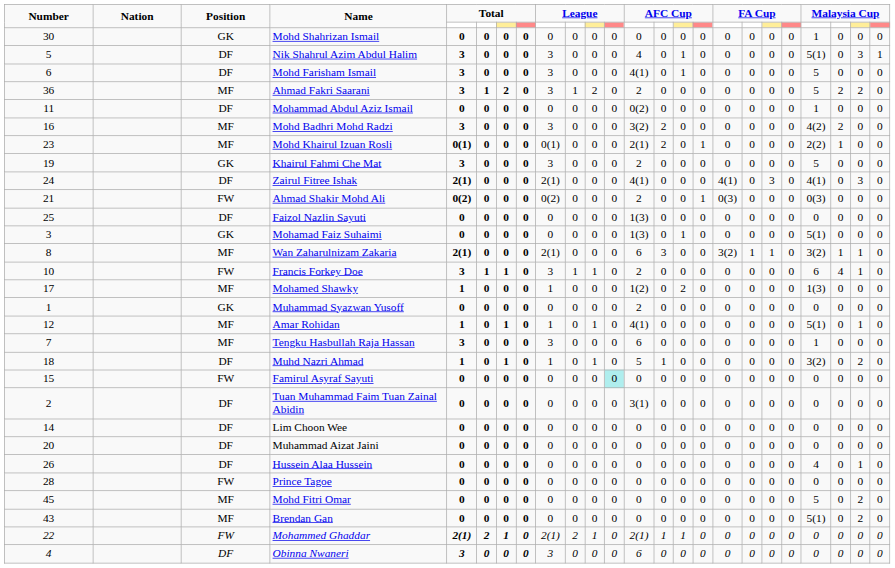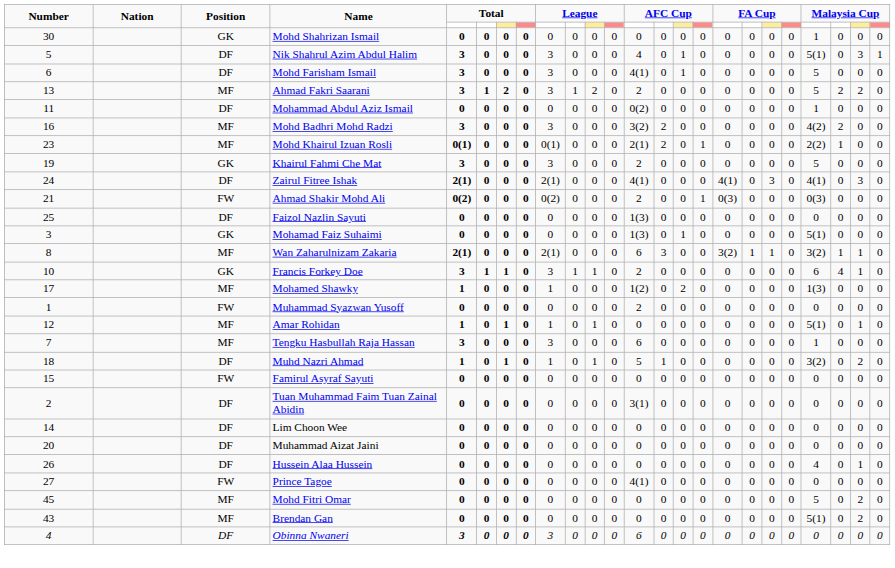(49, 90) 36 -> (49, 90) 13
(226, 270) FW -> (226, 270) GK
(226, 307) GK -> (226, 307) FW
(639, 325) 4(1) -> (639, 325) 0
(614, 379) paleturquoise background -> (614, 379) no background
(49, 481) 28 -> (49, 481) 27
(639, 481) 0 -> (639, 481) 4(1)
- row: (321, 535)
